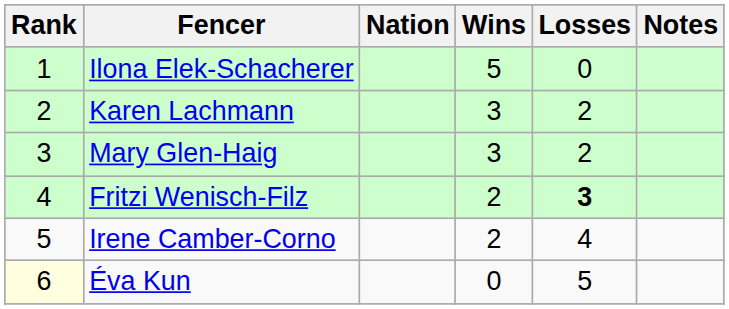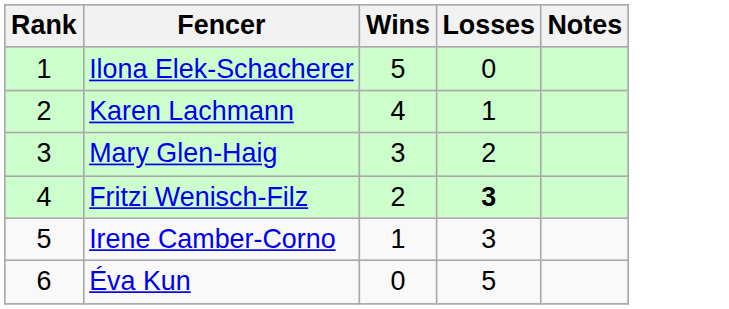- column: (408, 25)
(494, 111) 3 -> (398, 111) 4
(585, 111) 2 -> (489, 111) 1
(494, 238) 2 -> (398, 238) 1
(585, 238) 4 -> (489, 238) 3
(44, 281) lightyellow background -> (44, 281) no background
